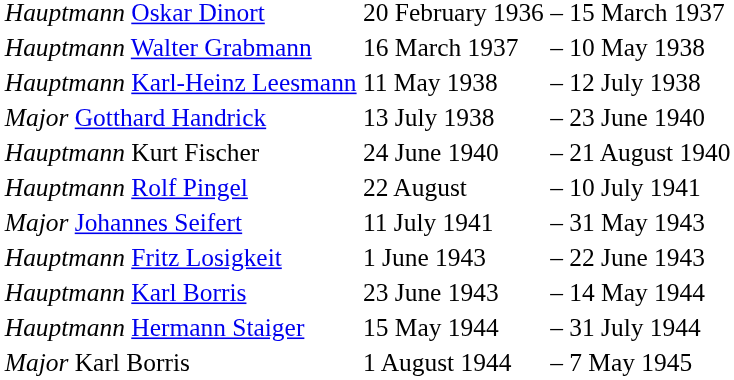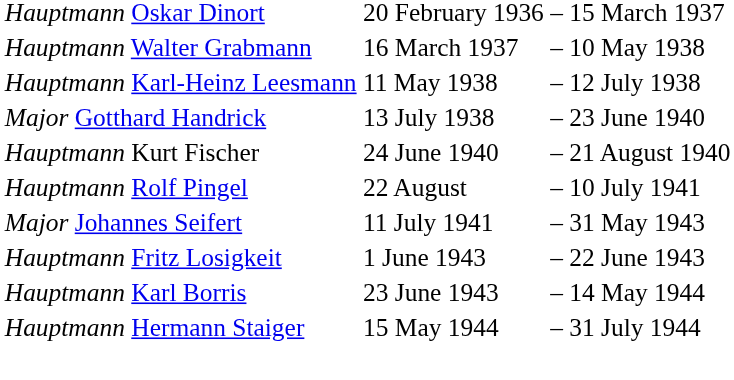- row: (97, 362)
